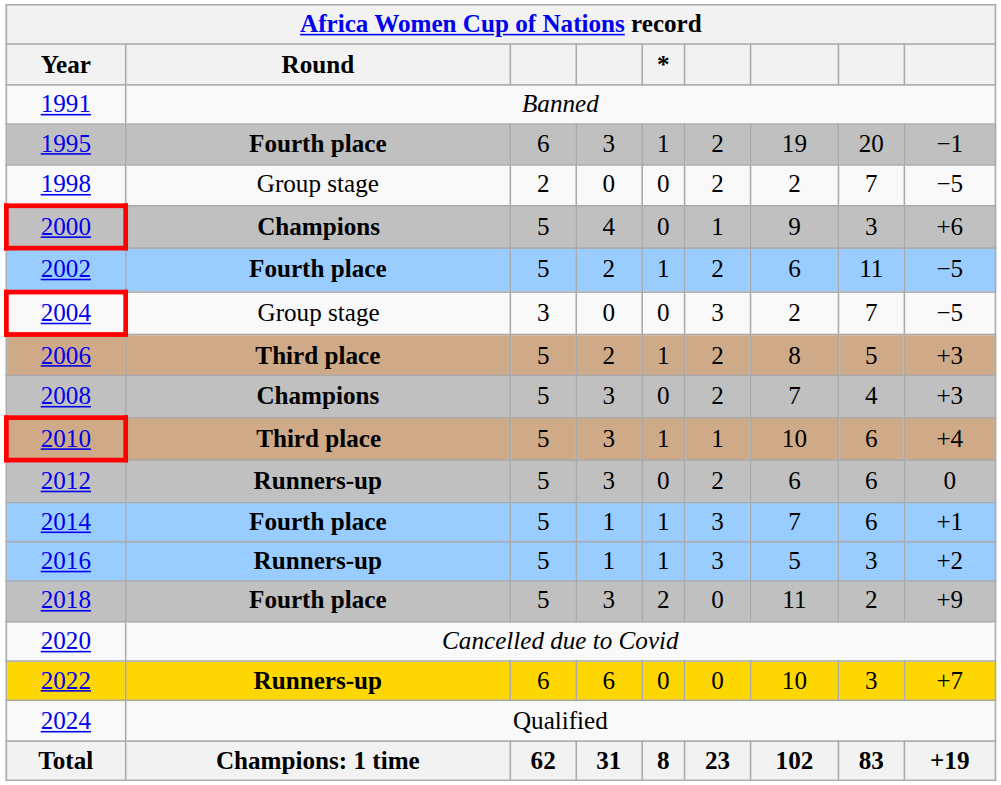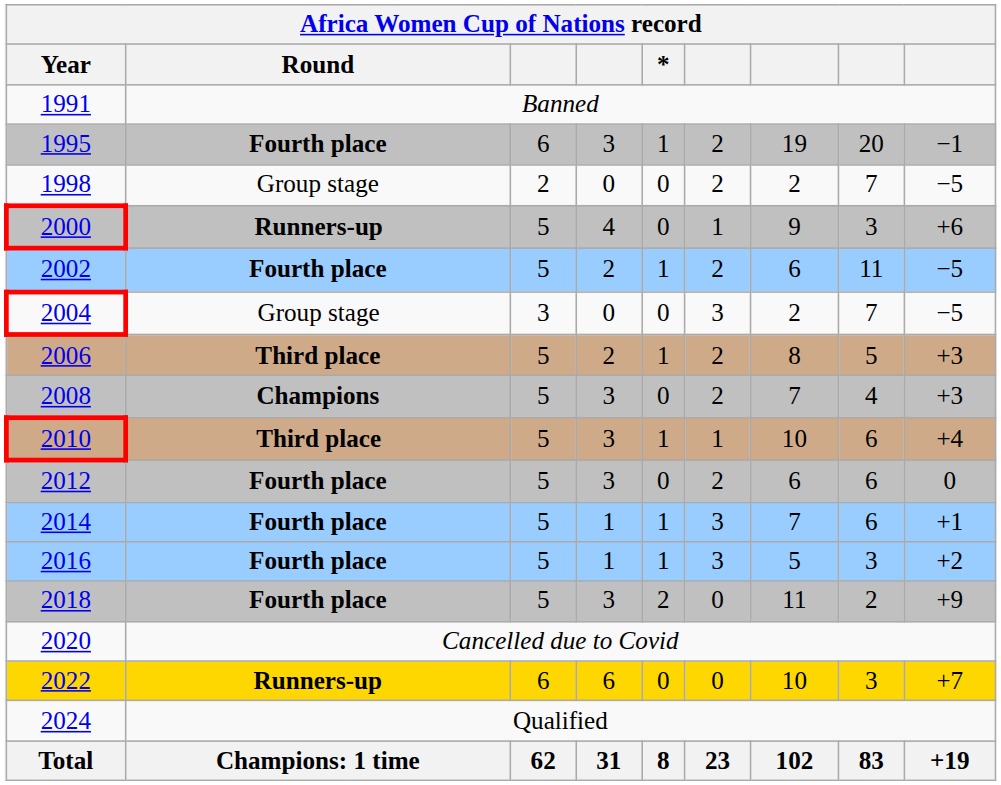(319, 226) Champions -> (319, 226) Runners-up
(318, 480) Runners-up -> (318, 480) Fourth place
(318, 561) Runners-up -> (318, 561) Fourth place
